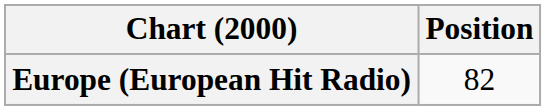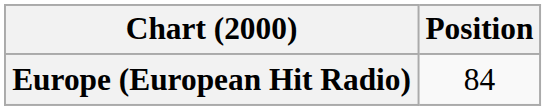(479, 79) 82 -> (479, 79) 84
